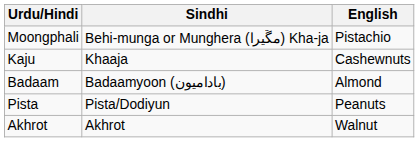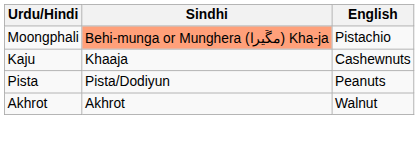(207, 38) no background -> (207, 38) lightsalmon background
- row: (33, 82)
